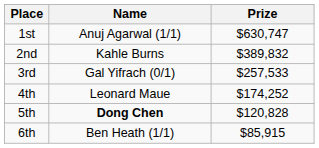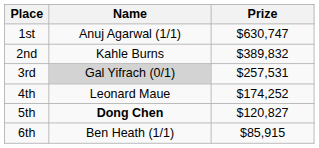(130, 73) no background -> (130, 73) lightgrey background
(263, 73) $257,533 -> (263, 73) $257,531
(263, 113) $120,828 -> (263, 113) $120,827
